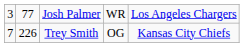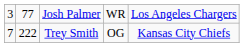(28, 33) 226 -> (28, 33) 222
